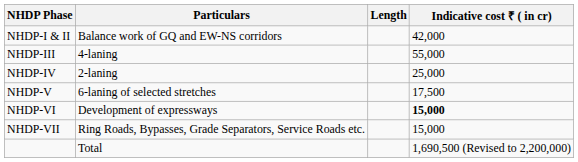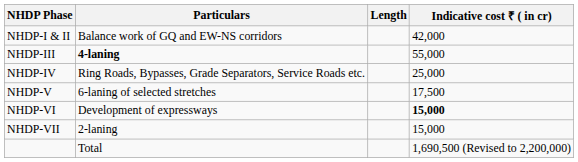(98, 54) normal -> (99, 54) bold
(98, 73) 2-laning -> (222, 73) Ring Roads, Bypasses, Grade Separators, Service Roads etc.
(222, 129) Ring Roads, Bypasses, Grade Separators, Service Roads etc. -> (98, 129) 2-laning
